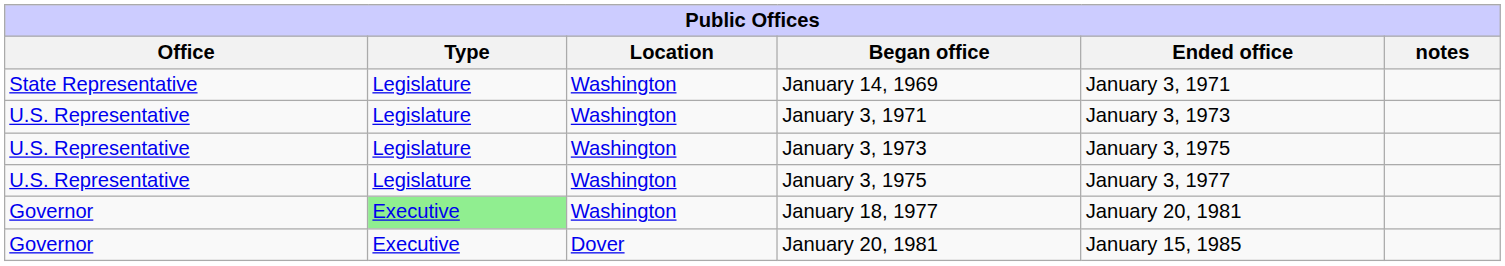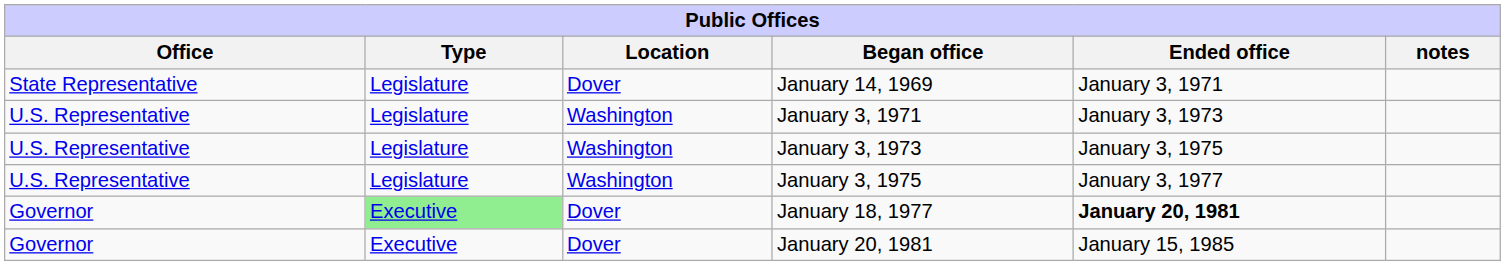(624, 84) Washington -> (594, 84) Dover
(624, 212) Washington -> (594, 212) Dover
(1164, 212) normal -> (1159, 212) bold
